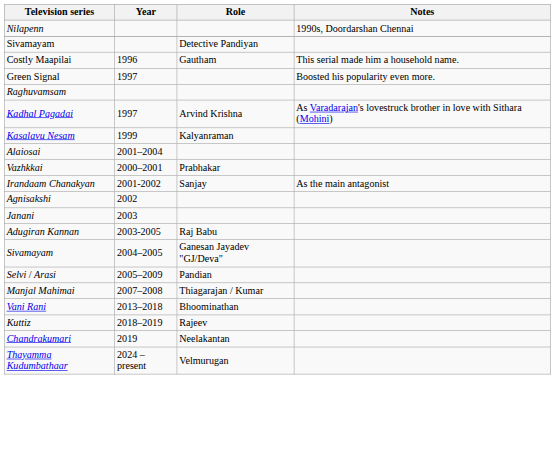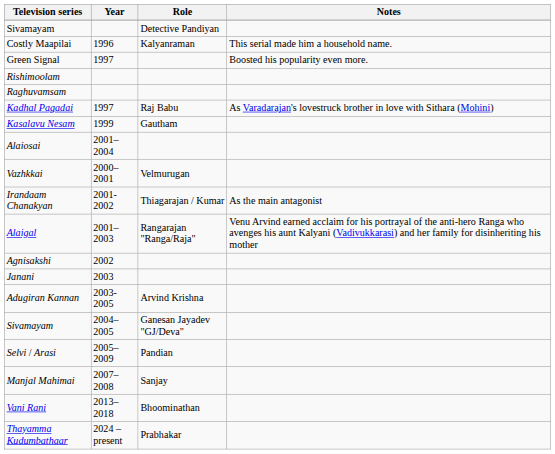- row: (25, 28)
(198, 60) Gautham -> (168, 44) Kalyanraman
+ row: (33, 76)
(211, 114) Arvind Krishna -> (159, 108) Raj Babu
(206, 135) Kalyanraman -> (159, 124) Gautham
(200, 167) Prabhakar -> (165, 173) Velmurugan
(193, 183) Sanjay -> (182, 200) Thiagarajan / Kumar
+ row: (21, 233)
(198, 231) Raj Babu -> (172, 298) Arvind Krishna
(221, 290) Thiagarajan / Kumar -> (154, 380) Sanjay
- row: (19, 322)
- row: (39, 338)
(204, 360) Velmurugan -> (161, 435) Prabhakar
